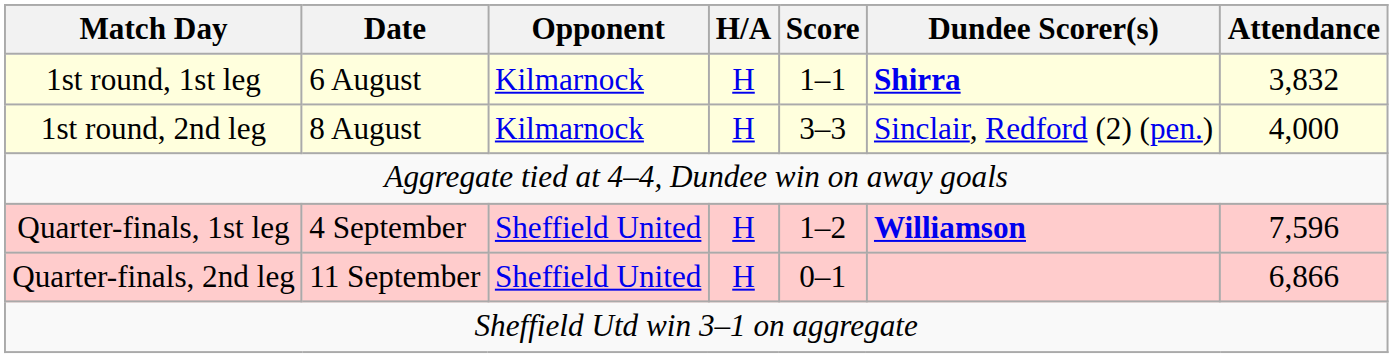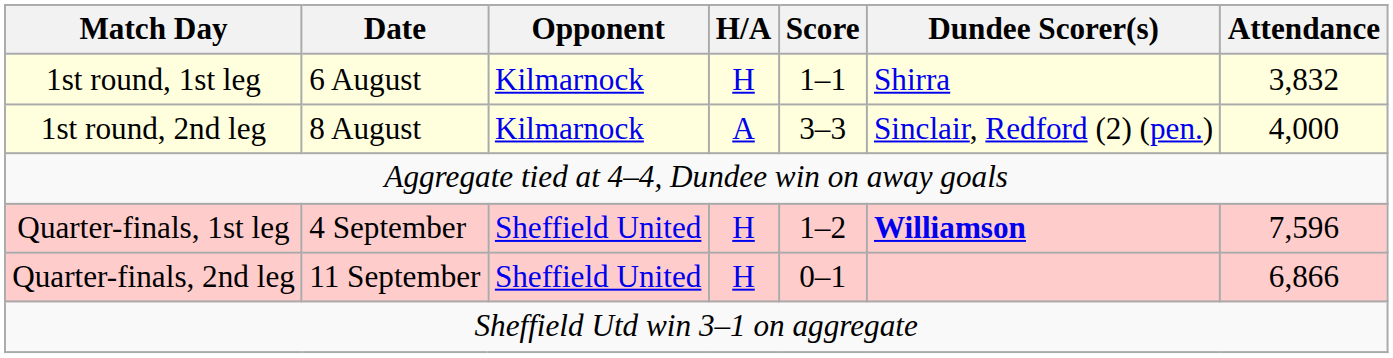(917, 78) bold -> (912, 78) normal
(744, 128) H -> (744, 128) A
